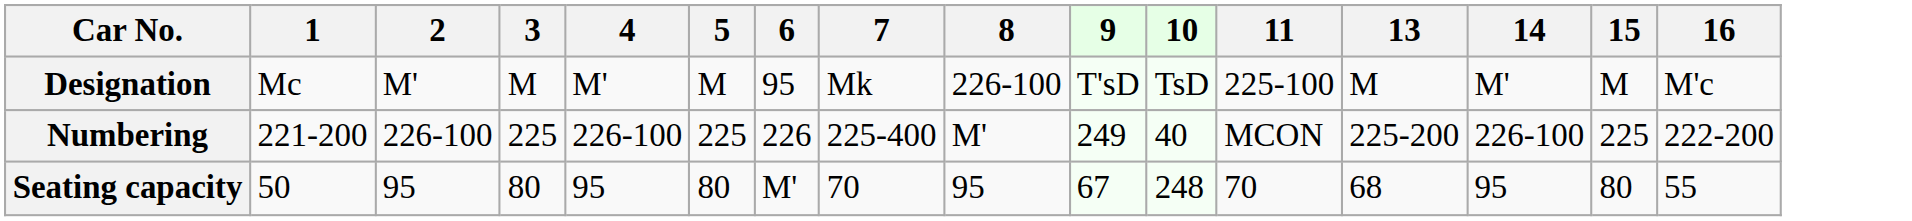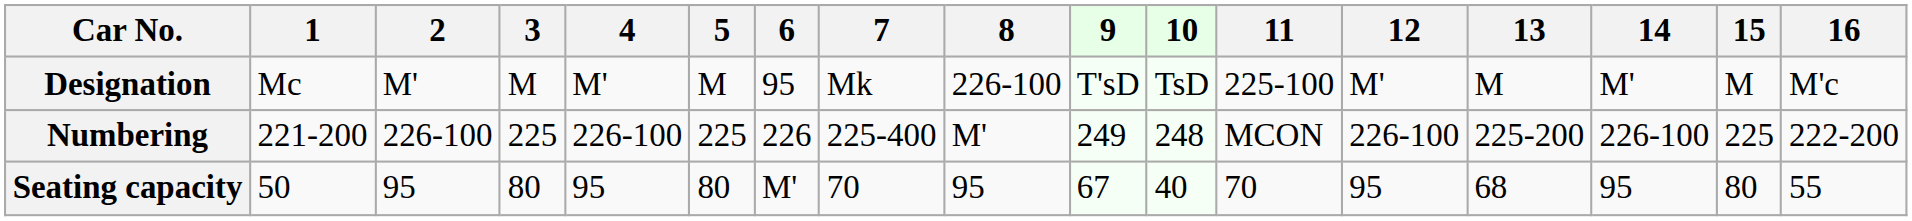+ column: (1404, 30)
(1171, 135) 40 -> (1179, 135) 248
(1179, 187) 248 -> (1171, 187) 40
